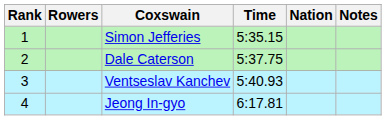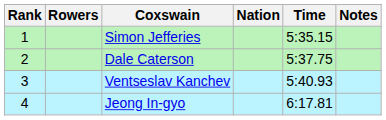columns swapped: (311, 15) <-> (260, 15)
